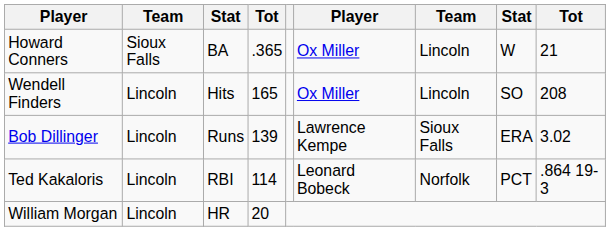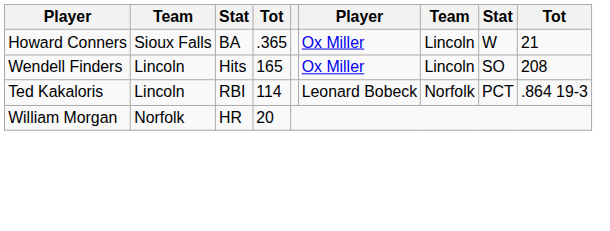- row: (53, 136)
(152, 213) Lincoln -> (159, 117) Norfolk
